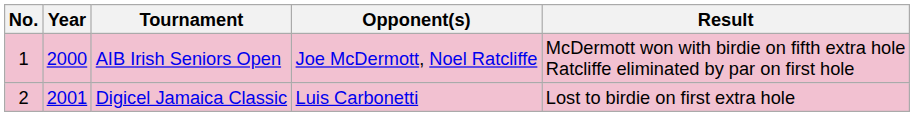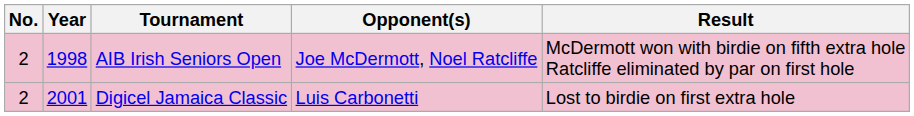(24, 58) 1 -> (24, 58) 2
(67, 58) 2000 -> (67, 58) 1998
